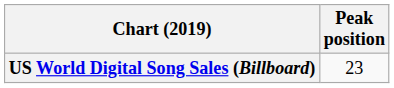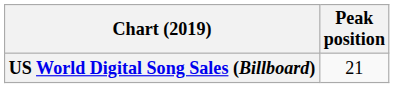(354, 67) 23 -> (354, 67) 21
